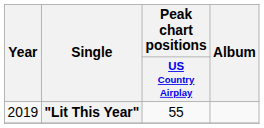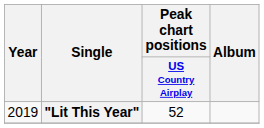(176, 112) 55 -> (176, 112) 52
